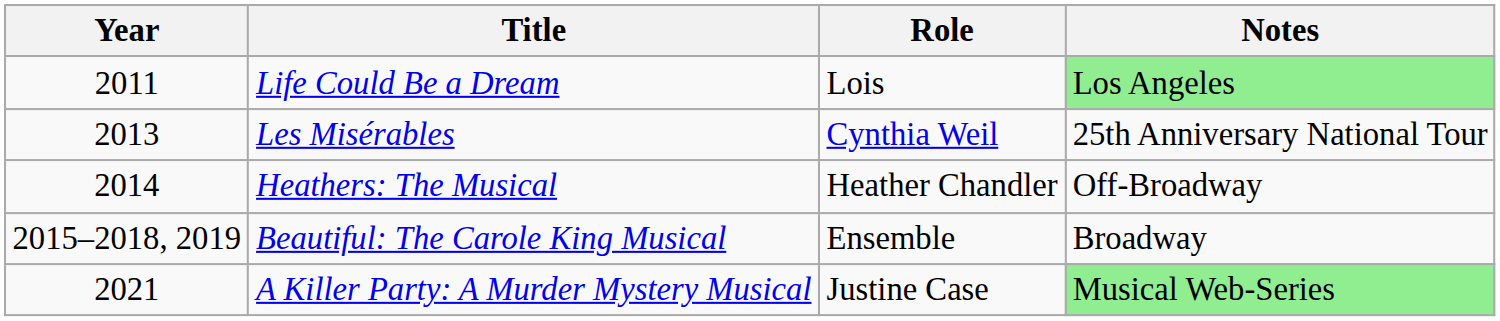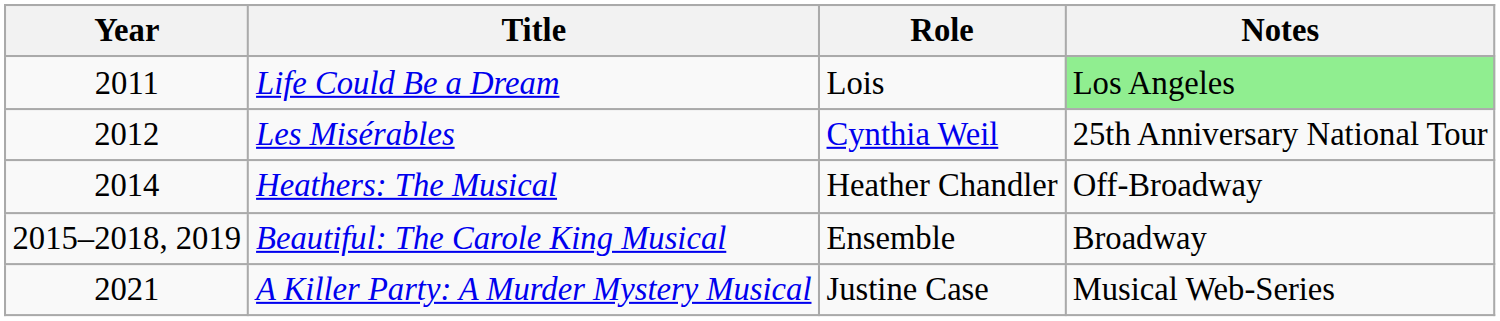(127, 133) 2013 -> (127, 133) 2012
(1204, 289) lightgreen background -> (1204, 289) no background
